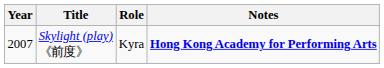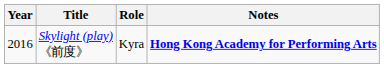(20, 44) 2007 -> (20, 44) 2016
